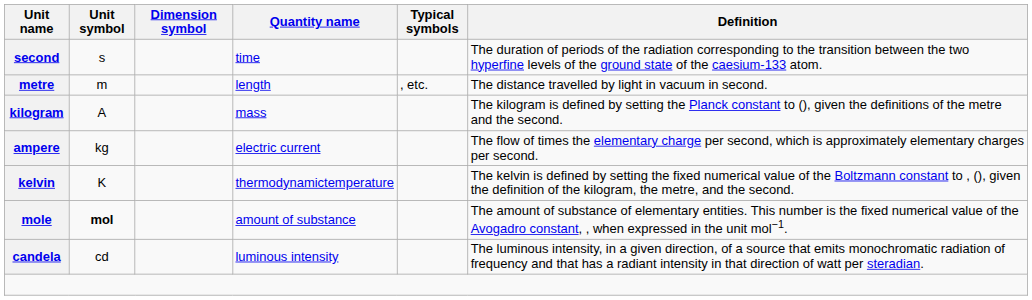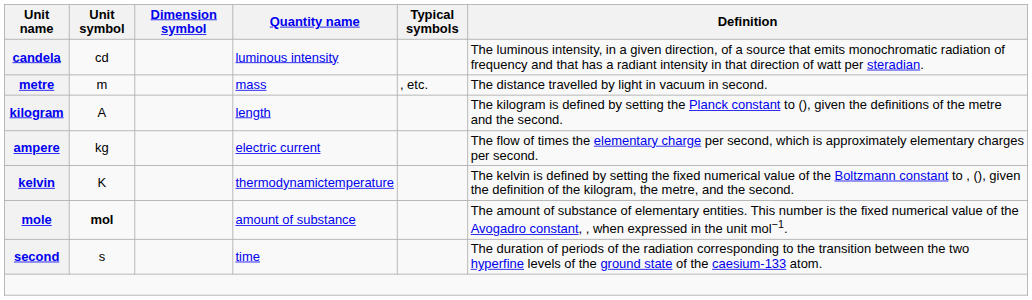rows swapped: (37, 57) <-> (37, 256)
(253, 85) length -> (251, 85) mass
(251, 112) mass -> (253, 112) length
